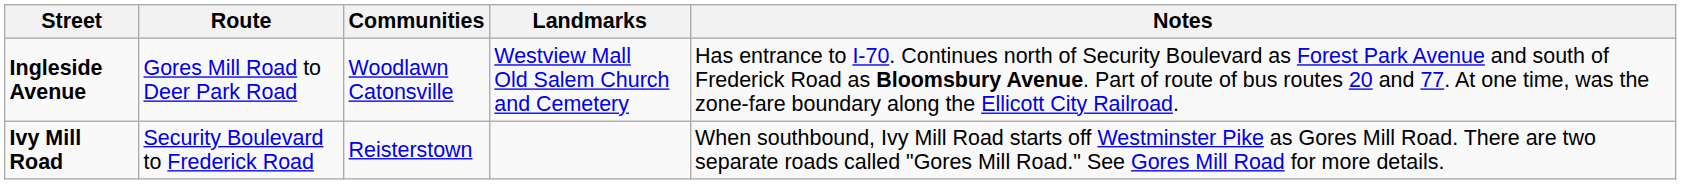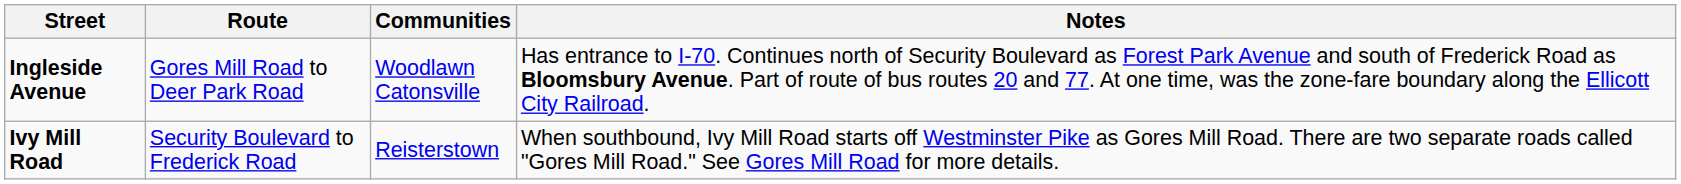- column: (590, 21)
